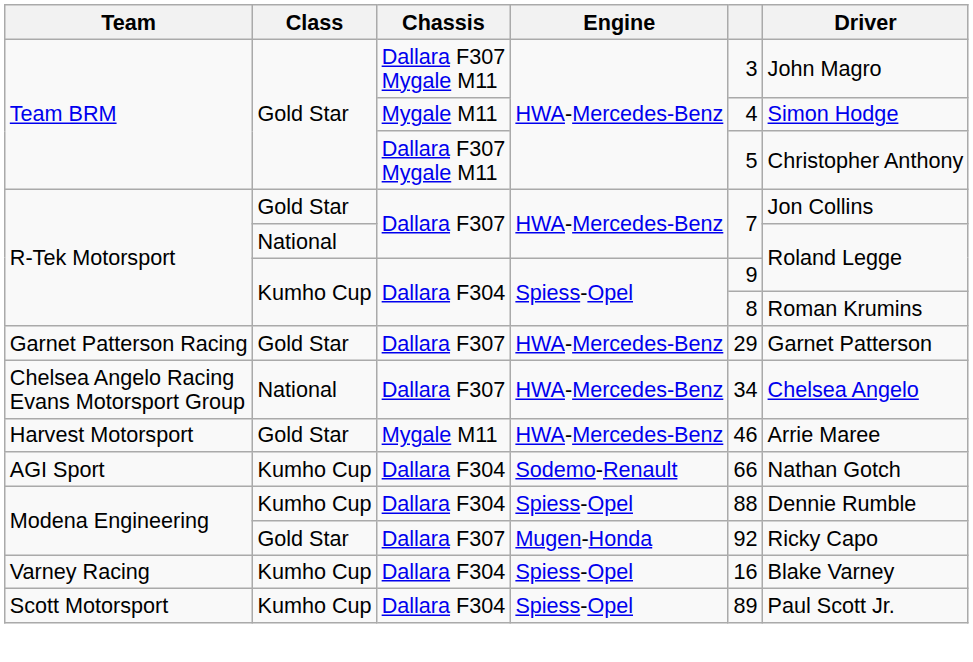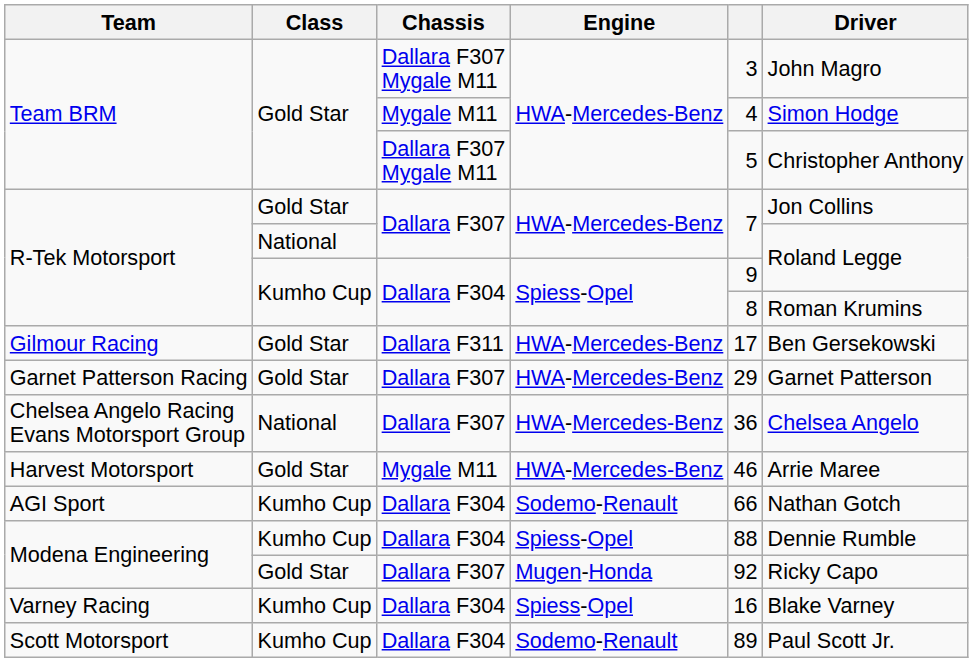+ row: (84, 343)
(745, 389) 34 -> (745, 423) 36
(574, 606) Spiess-Opel -> (596, 640) Sodemo-Renault
